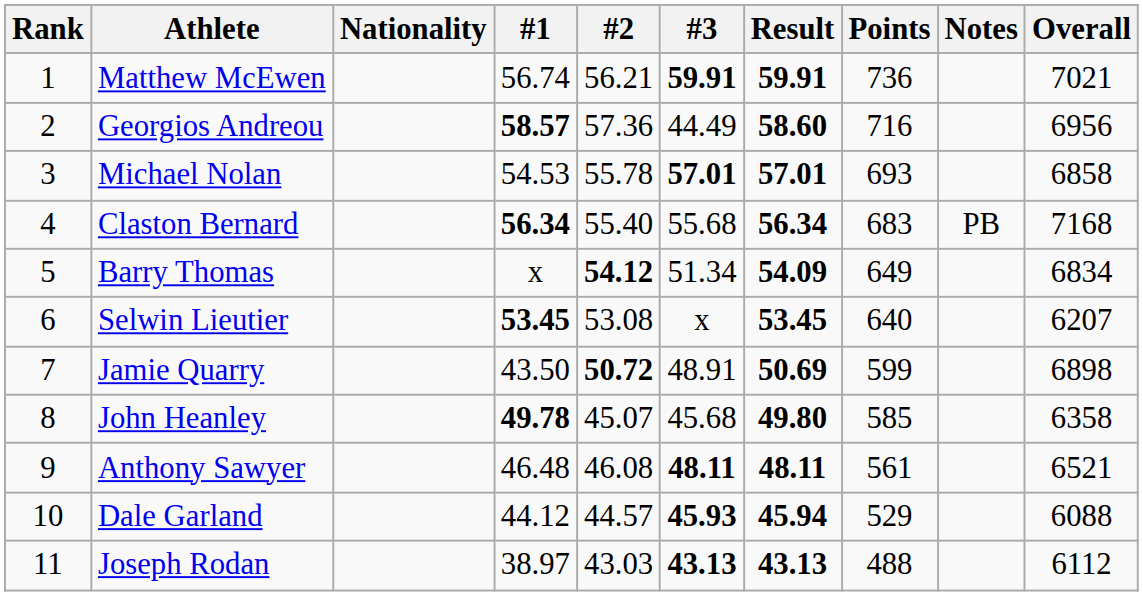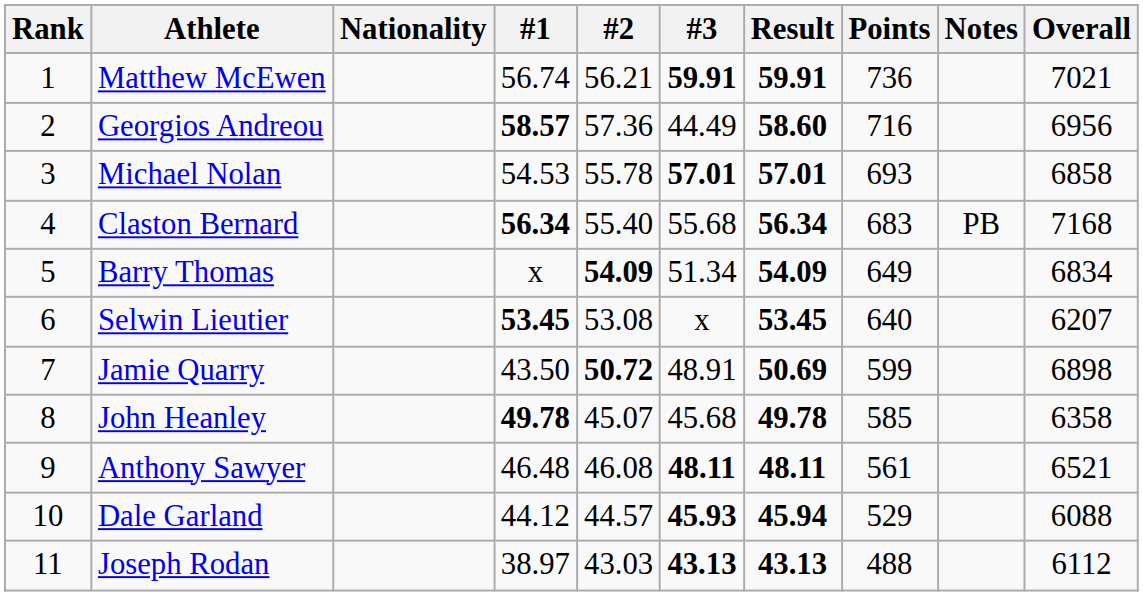(619, 272) 54.12 -> (619, 272) 54.09
(792, 418) 49.80 -> (792, 418) 49.78
